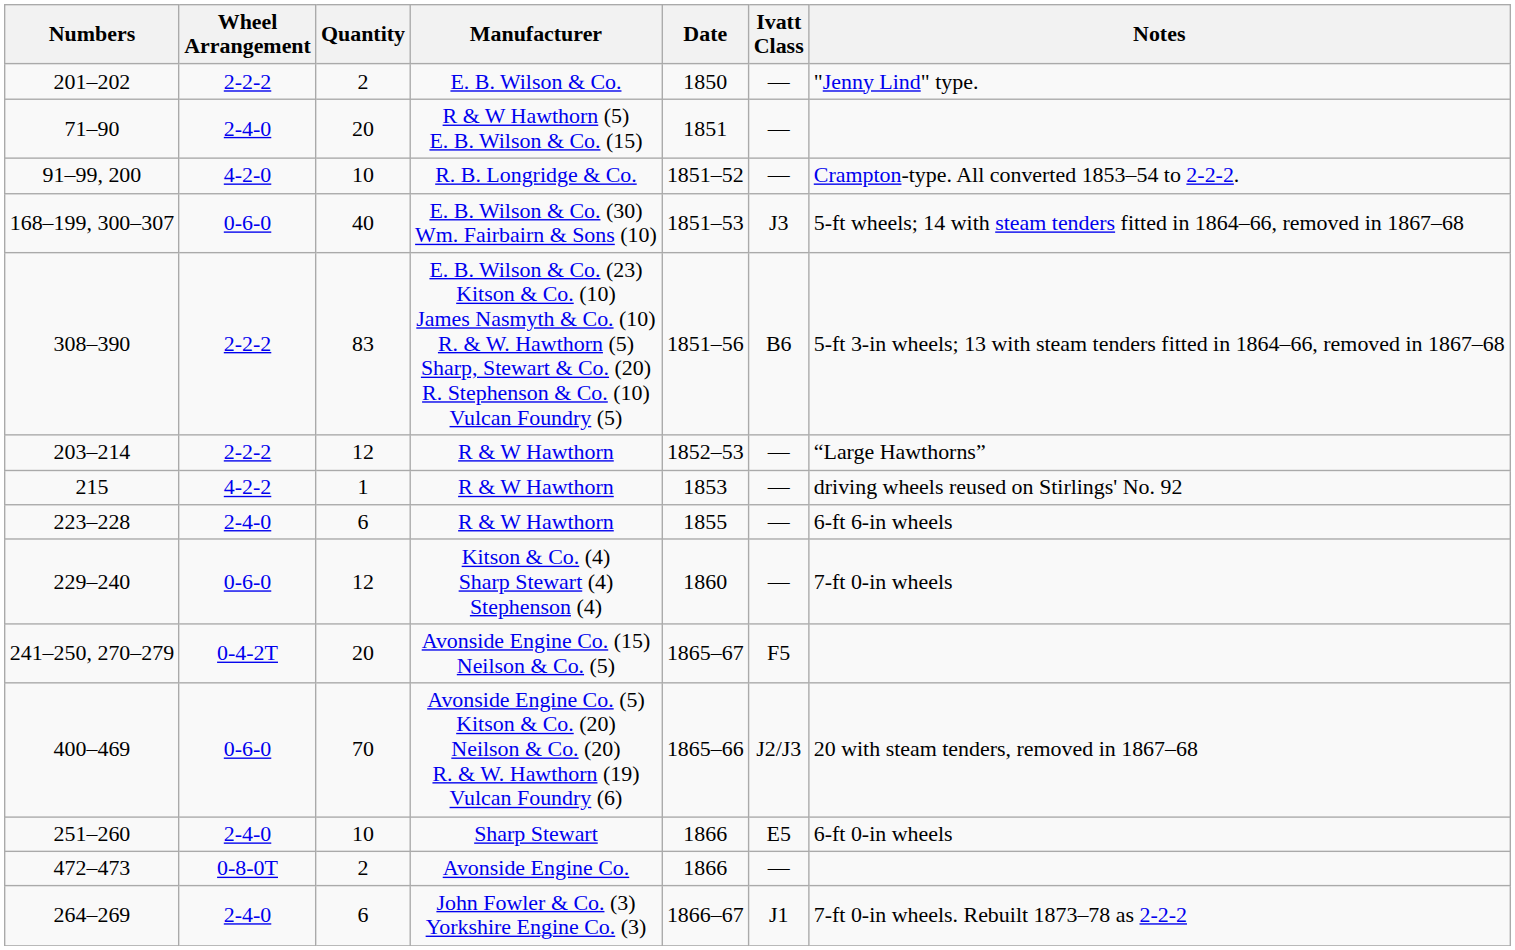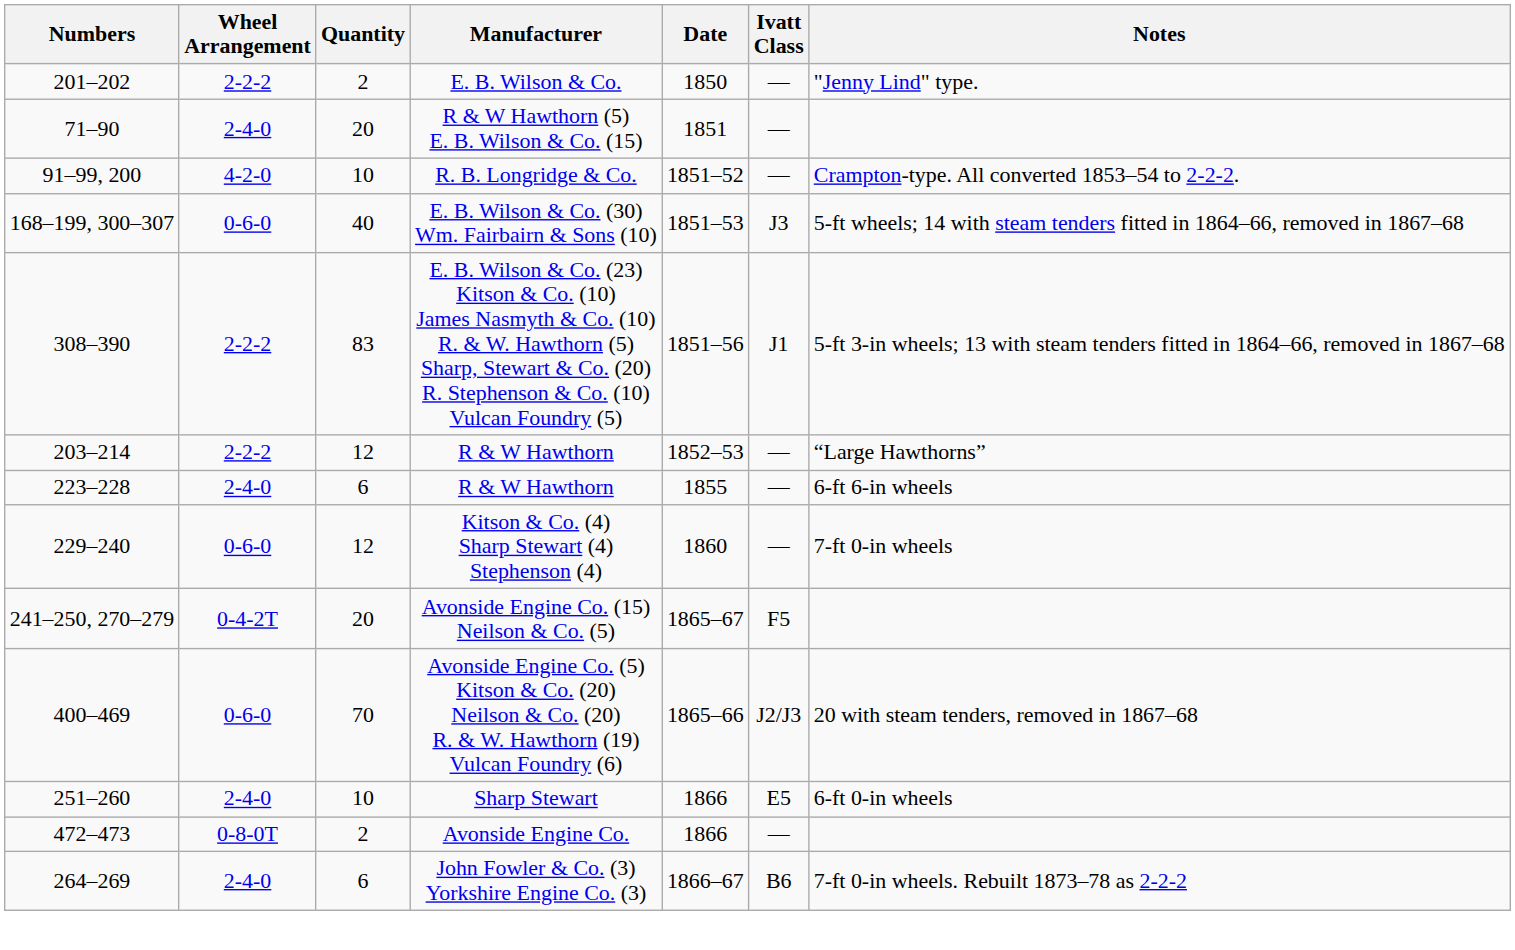(779, 343) B6 -> (779, 343) J1
- row: (92, 487)
(779, 915) J1 -> (779, 880) B6
